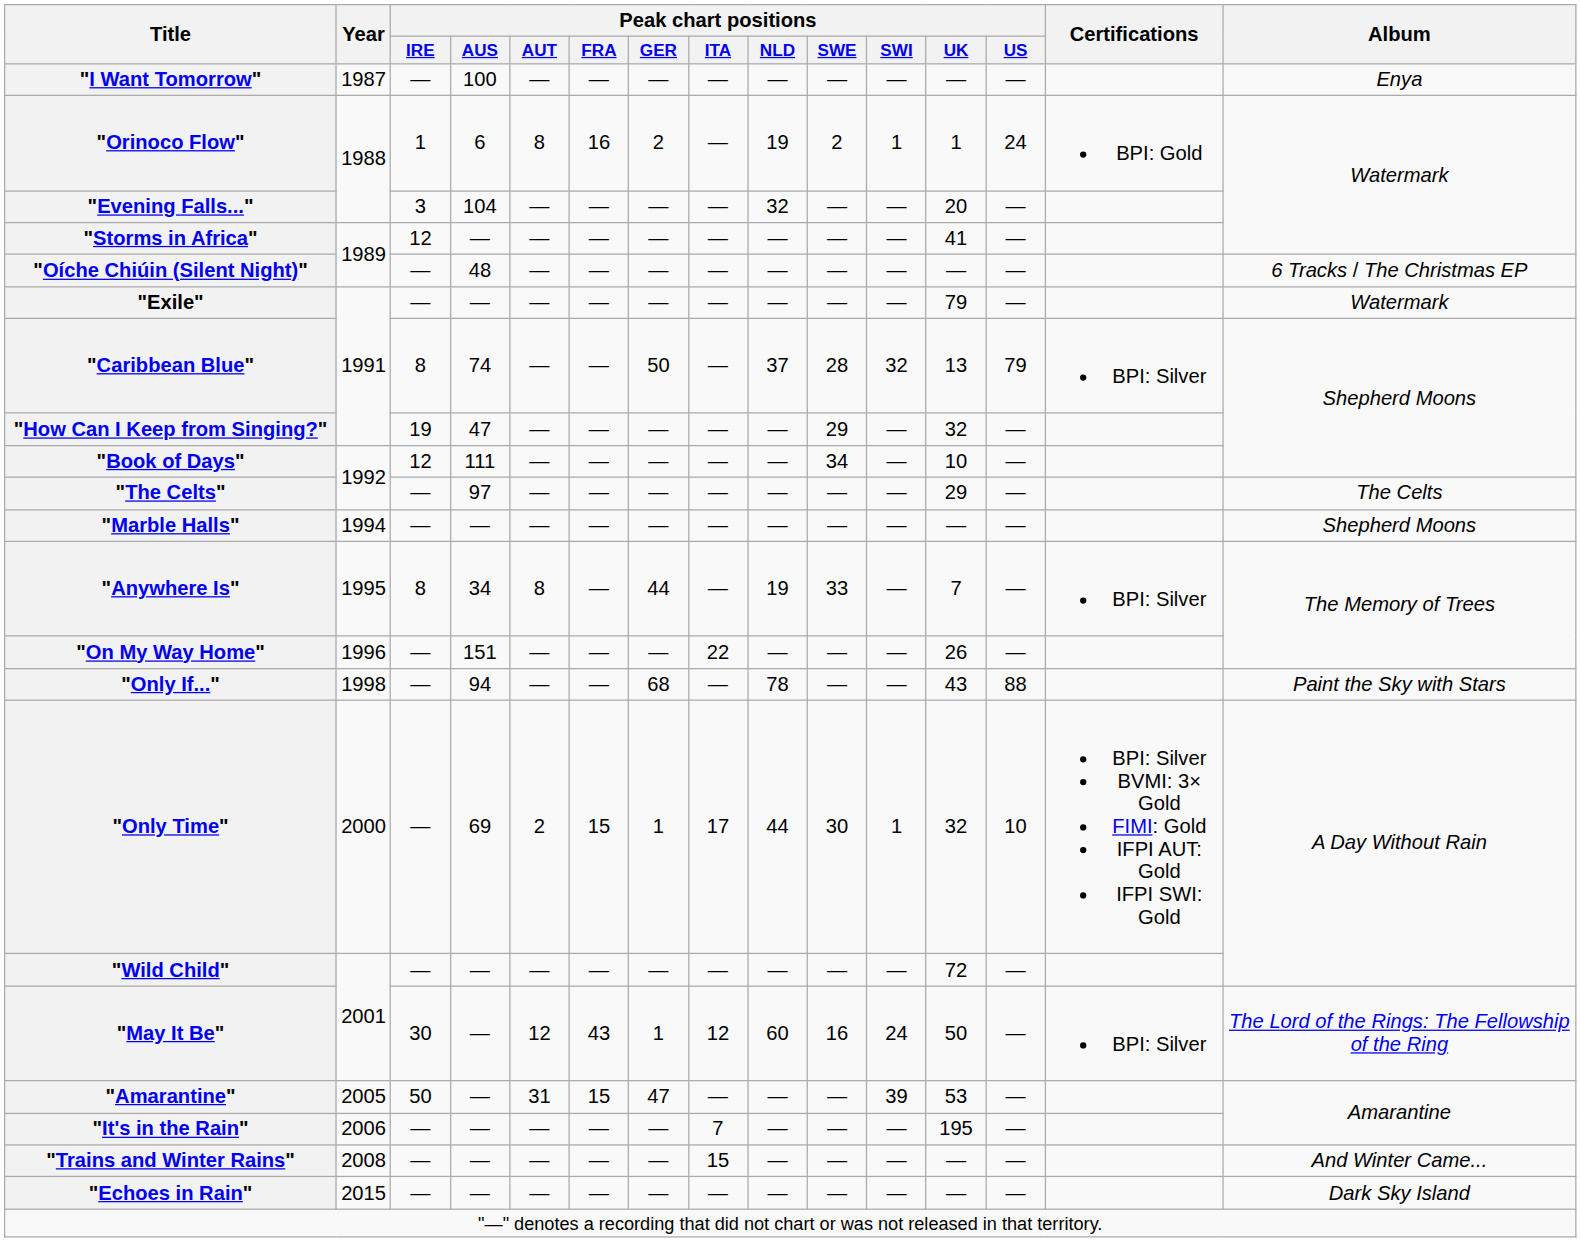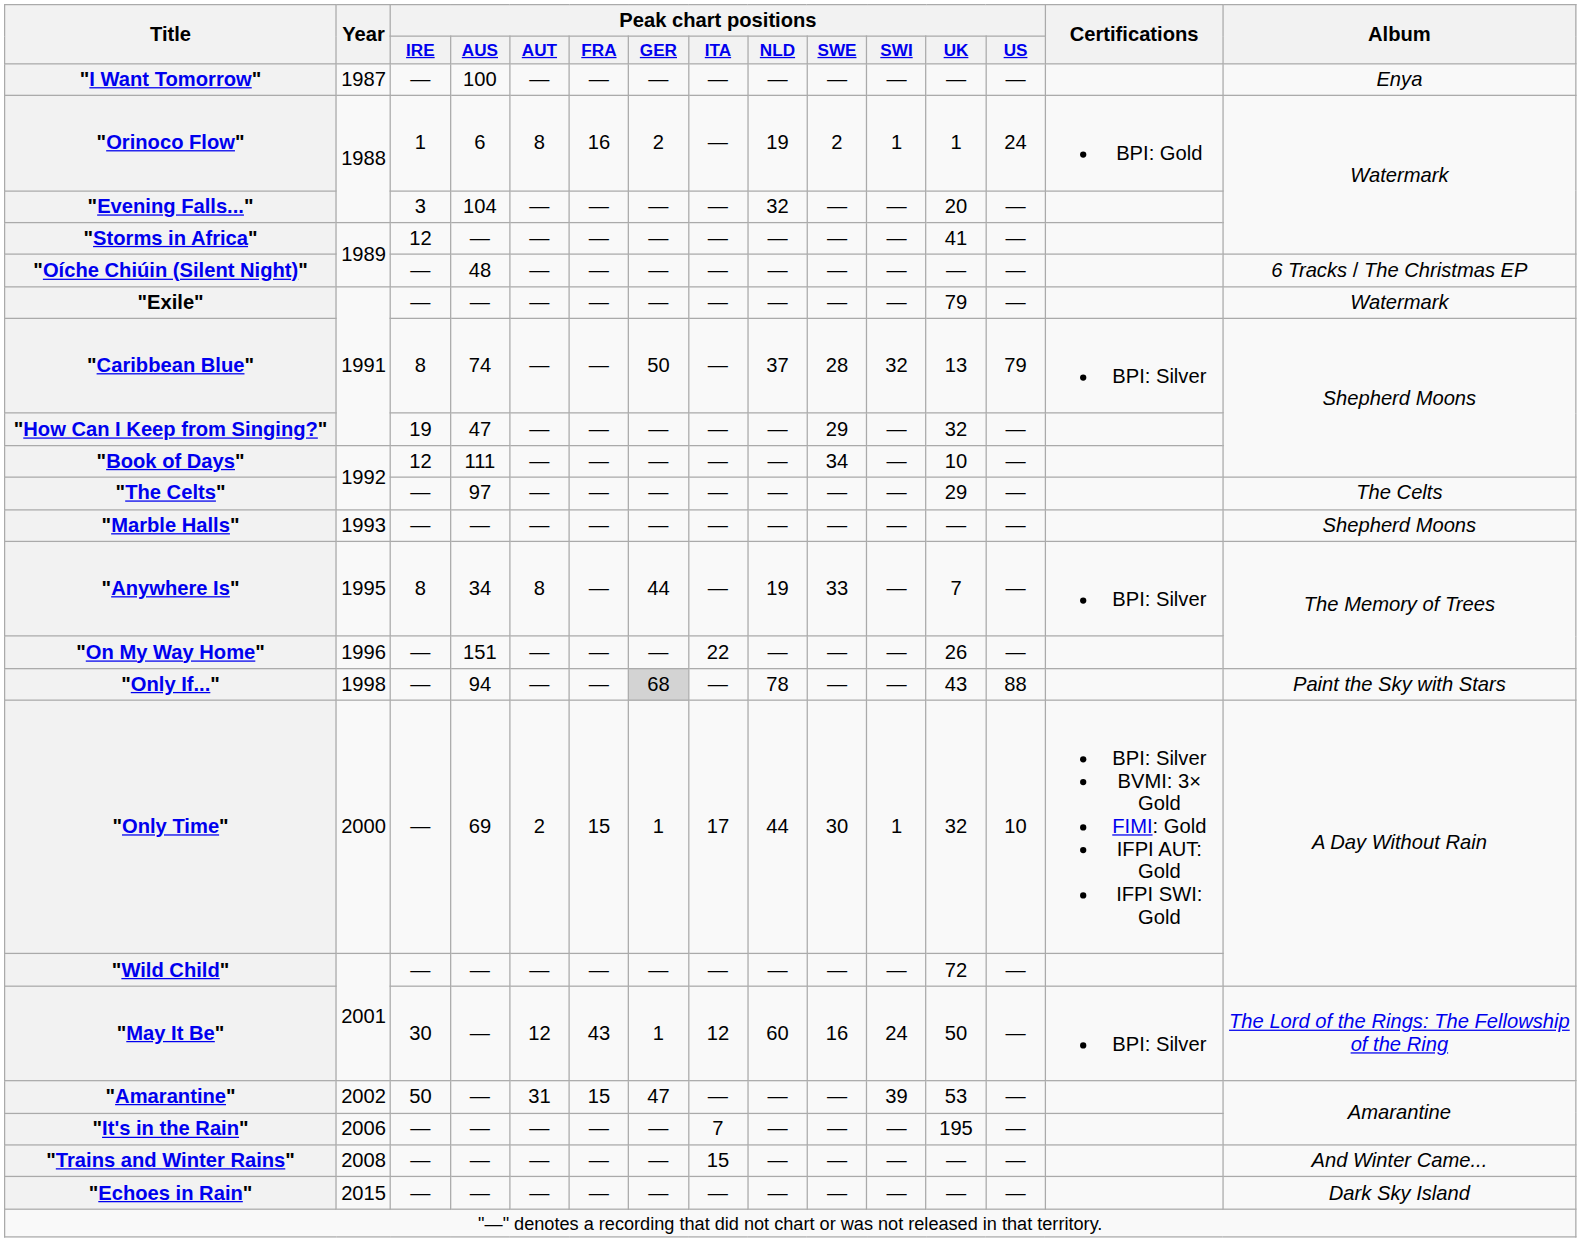(364, 525) 1994 -> (364, 525) 1993
(658, 684) no background -> (658, 684) lightgrey background
(364, 1096) 2005 -> (364, 1096) 2002
